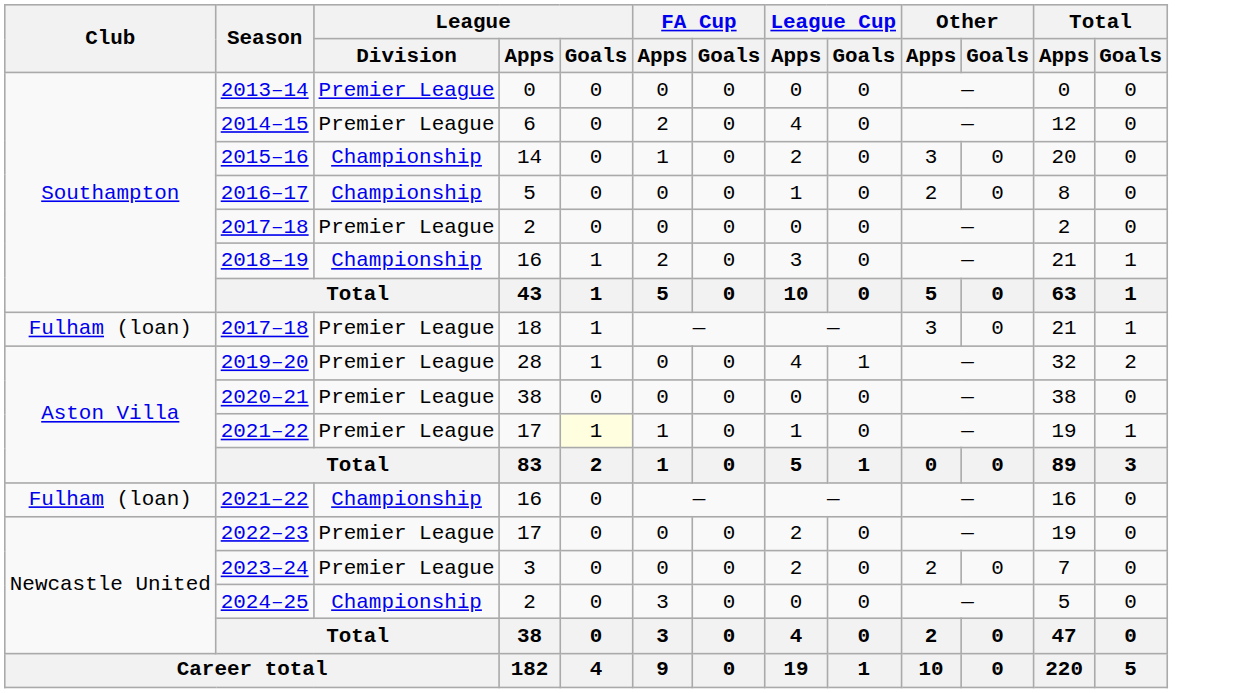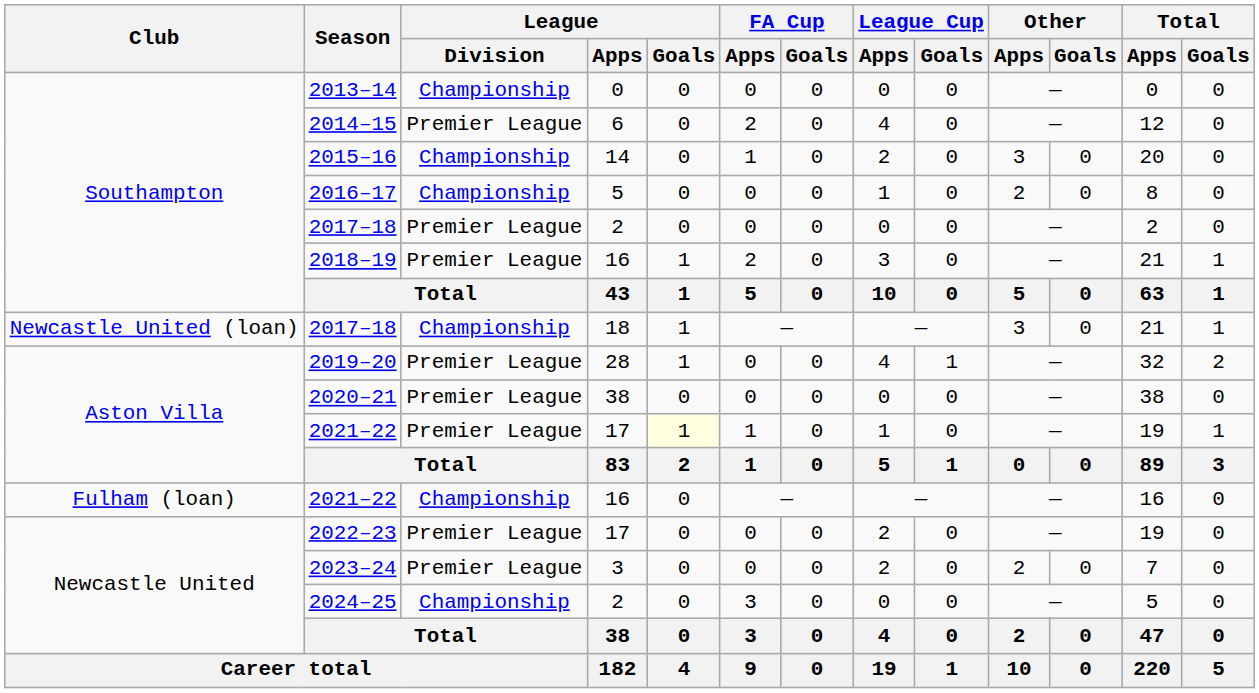(407, 90) Premier League -> (494, 90) Championship
(407, 261) Championship -> (494, 261) Premier League
(110, 329) Fulham (loan) -> (154, 329) Newcastle United (loan)
(407, 329) Premier League -> (494, 329) Championship
